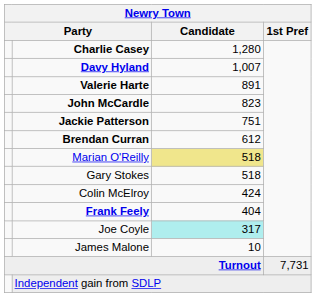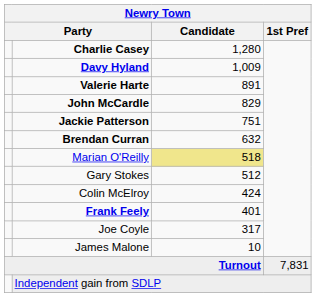(246, 67) 1,007 -> (246, 67) 1,009
(251, 103) 823 -> (251, 103) 829
(251, 139) 612 -> (251, 139) 632
(251, 175) 518 -> (251, 175) 512
(251, 211) 404 -> (251, 211) 401
(251, 229) paleturquoise background -> (251, 229) no background
(294, 265) 7,731 -> (294, 265) 7,831
